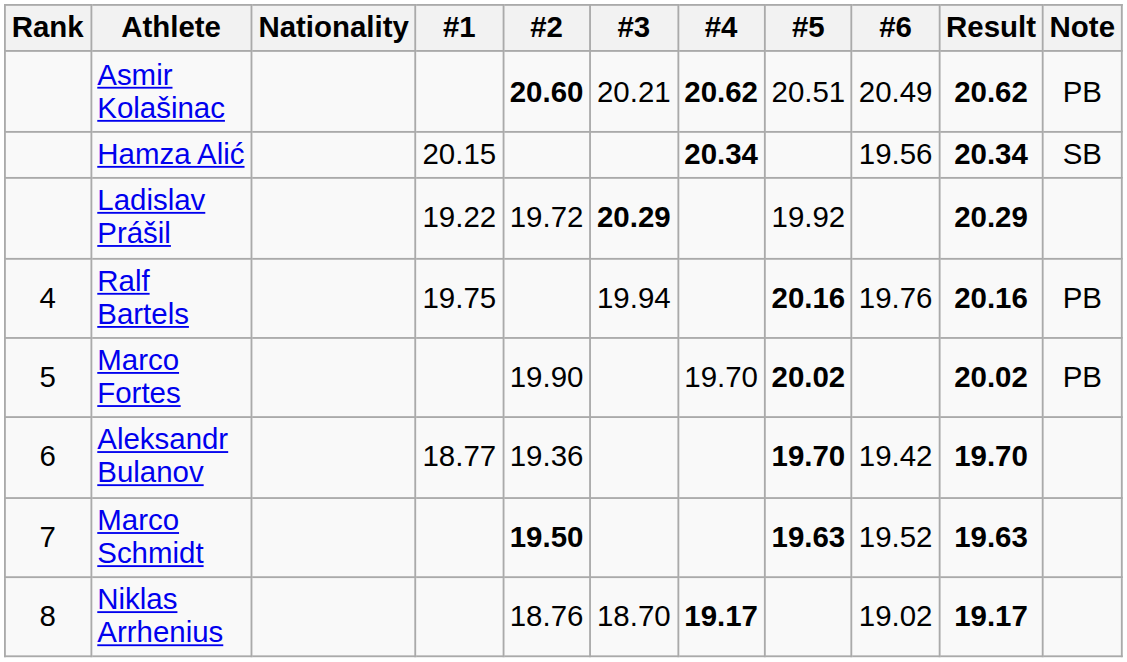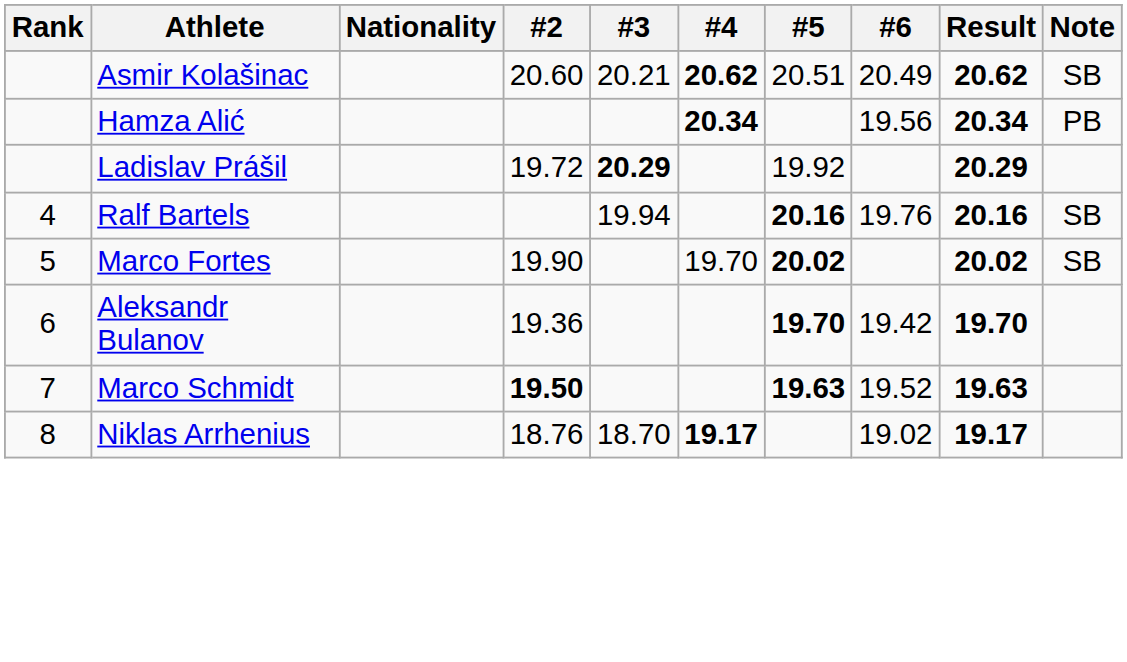- column: (459, 27)
(547, 91) bold -> (547, 74) normal
(1082, 91) PB -> (1082, 74) SB
(1082, 154) SB -> (1082, 121) PB
(1082, 297) PB -> (1082, 214) SB
(1082, 377) PB -> (1082, 261) SB
